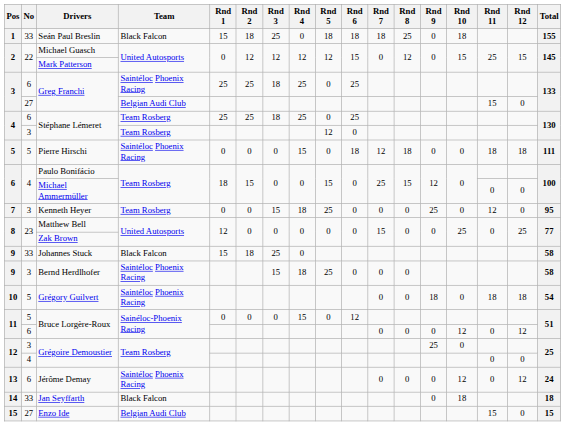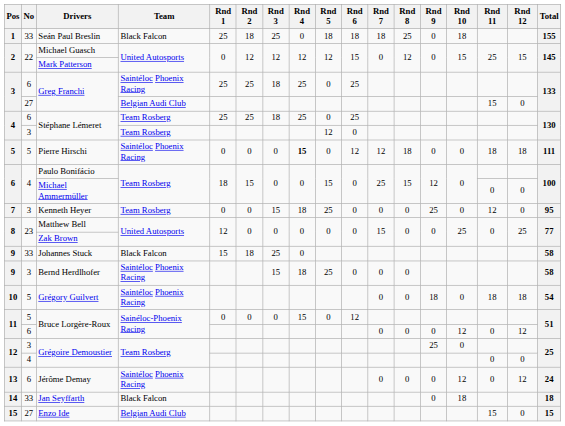(223, 35) 15 -> (223, 35) 25
(302, 151) normal -> (302, 151) bold
(355, 151) 18 -> (355, 151) 12
